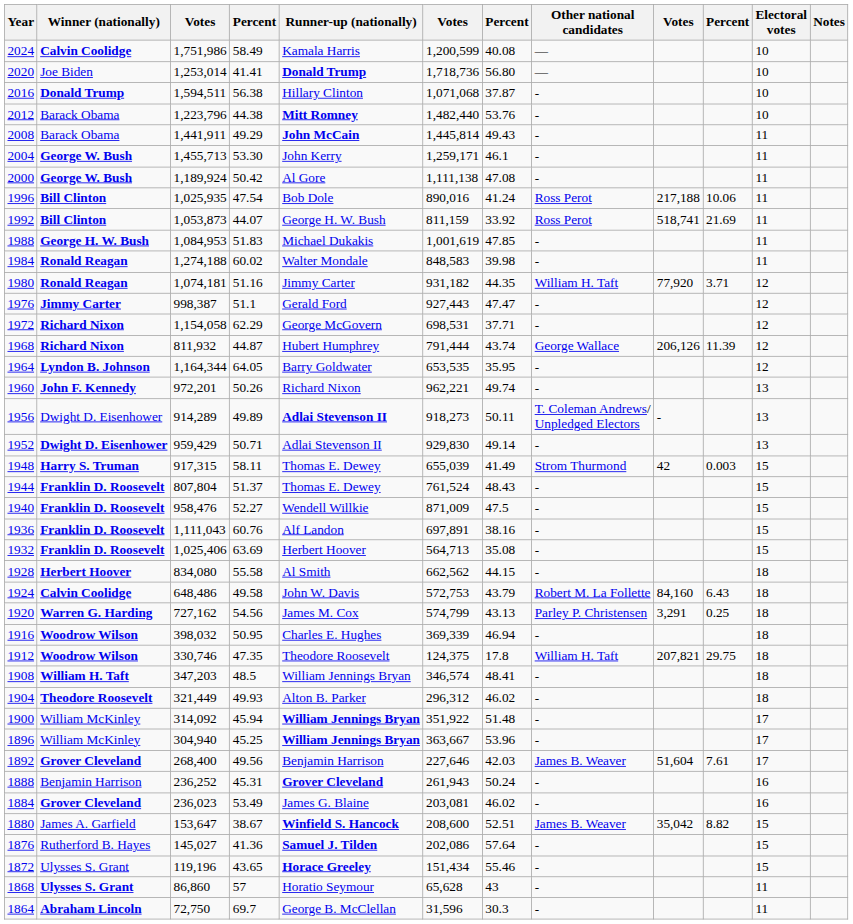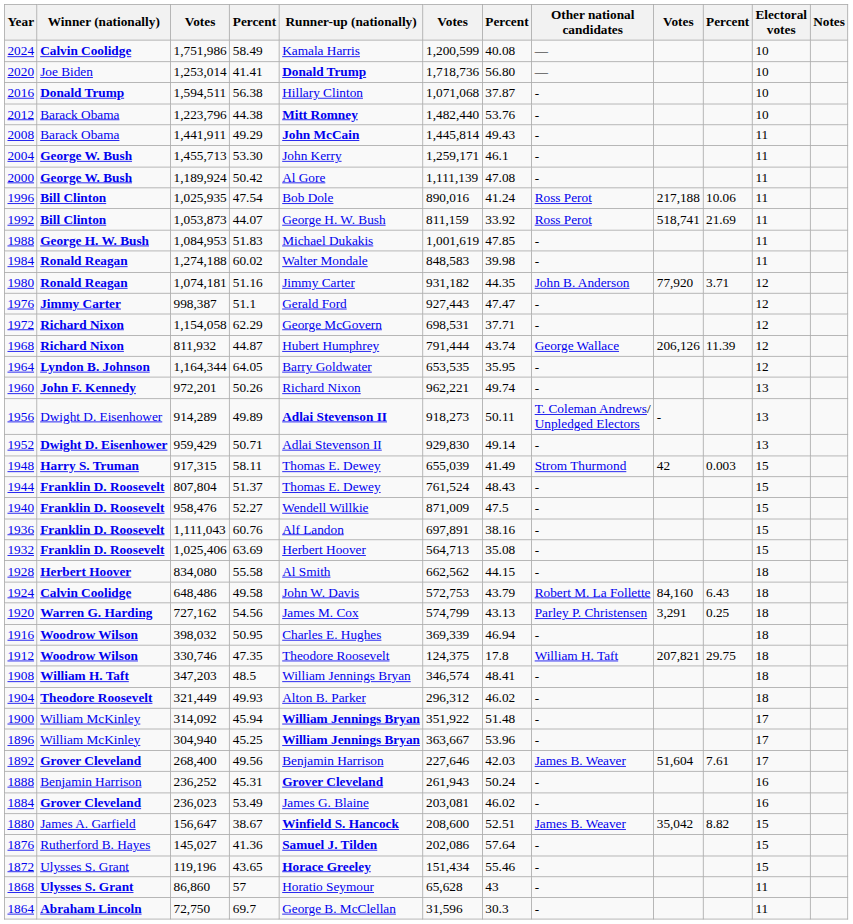(452, 177) 1,111,138 -> (452, 177) 1,111,139
(576, 282) William H. Taft -> (582, 282) John B. Anderson
(195, 824) 153,647 -> (195, 824) 156,647
